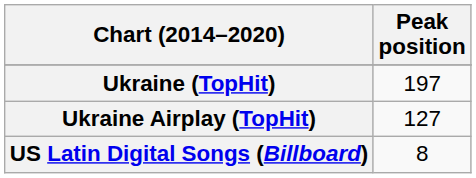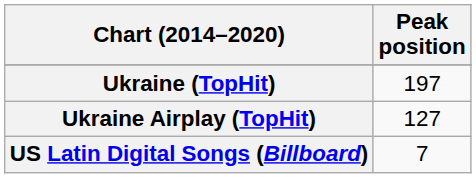(422, 154) 8 -> (422, 154) 7
